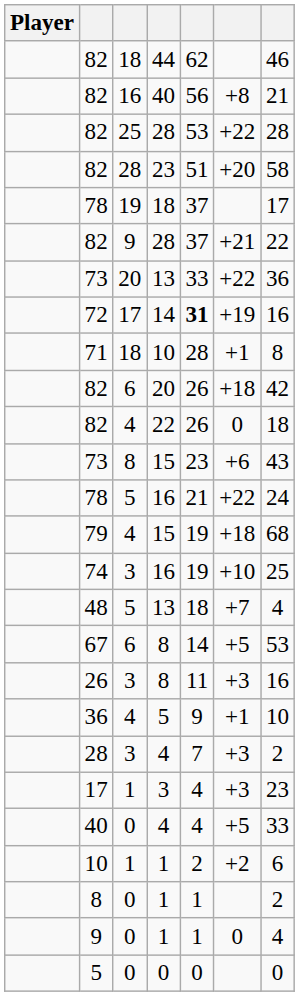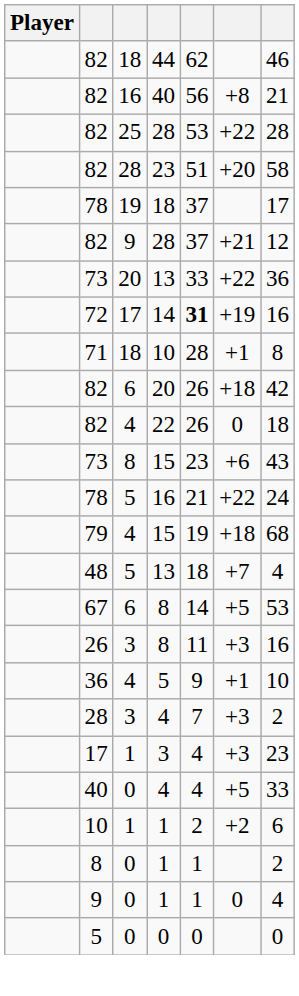(277, 242) 22 -> (277, 242) 12
- row: (96, 570)
